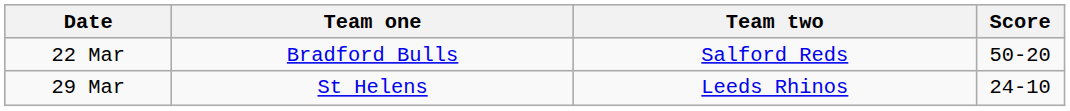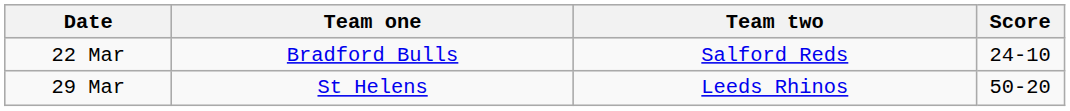(1020, 55) 50-20 -> (1020, 55) 24-10
(1020, 88) 24-10 -> (1020, 88) 50-20
